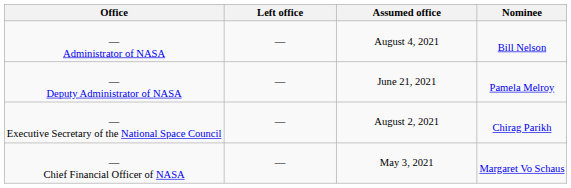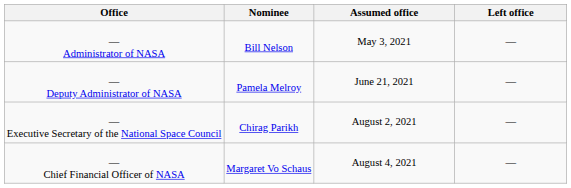columns swapped: (522, 12) <-> (280, 12)
(407, 41) August 4, 2021 -> (384, 41) May 3, 2021
(407, 163) May 3, 2021 -> (384, 163) August 4, 2021
